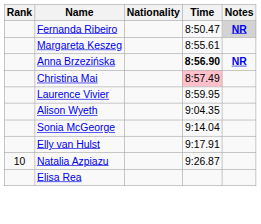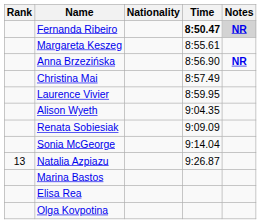(202, 29) normal -> (202, 29) bold
(202, 62) bold -> (202, 62) normal
(202, 78) pink background -> (202, 78) no background
+ row: (78, 128)
- row: (68, 144)
(19, 161) 10 -> (19, 161) 13
+ row: (70, 177)
+ row: (73, 210)
